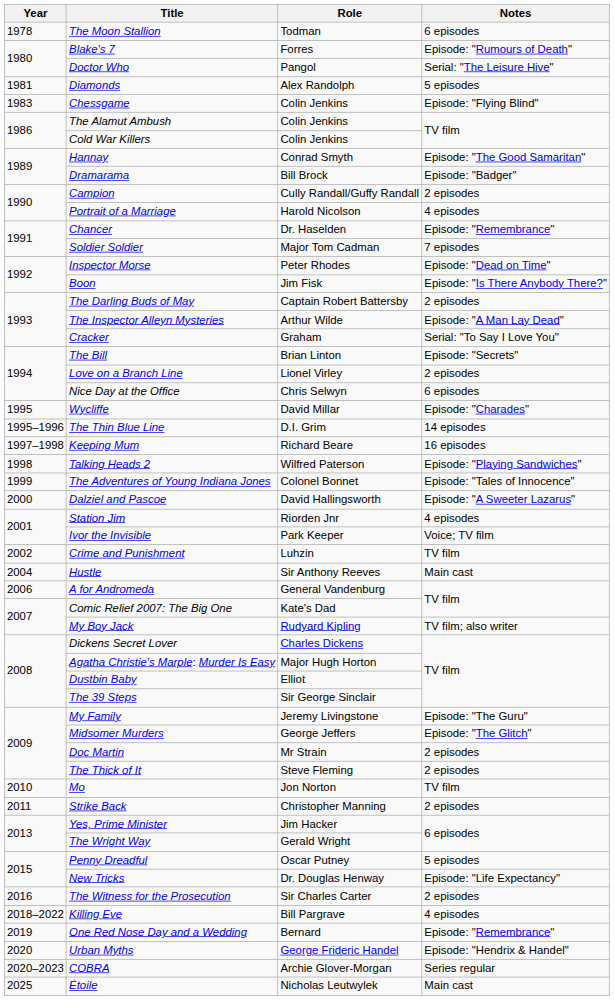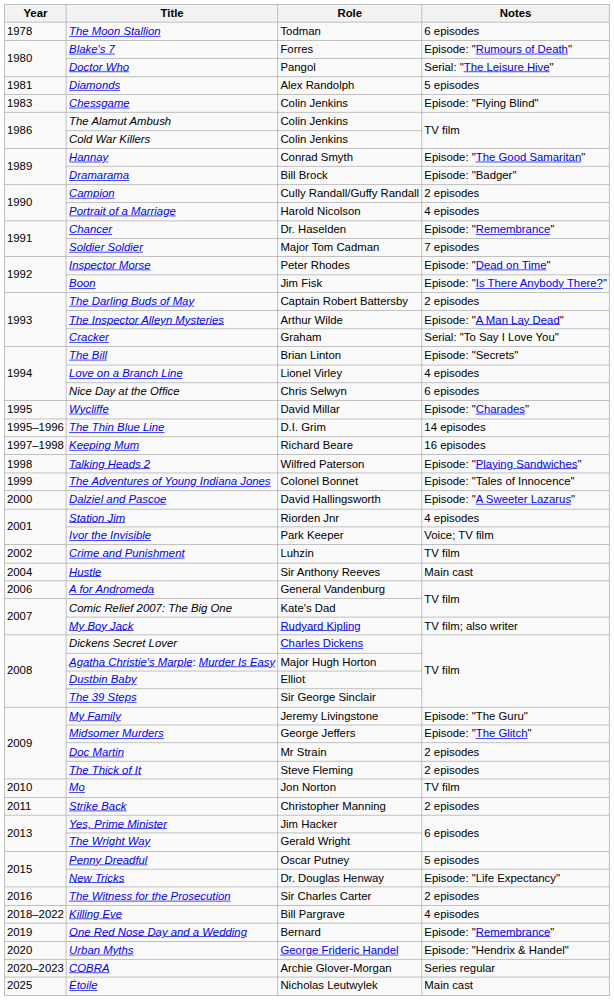(452, 373) 2 episodes -> (452, 373) 4 episodes
